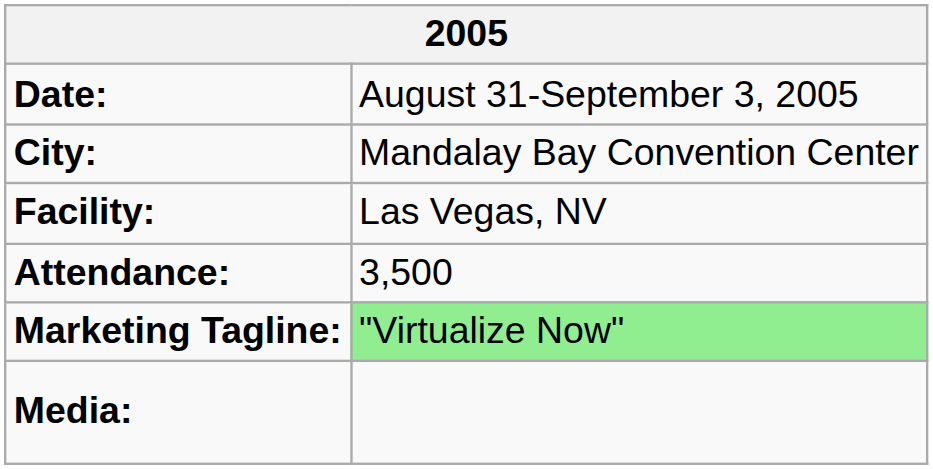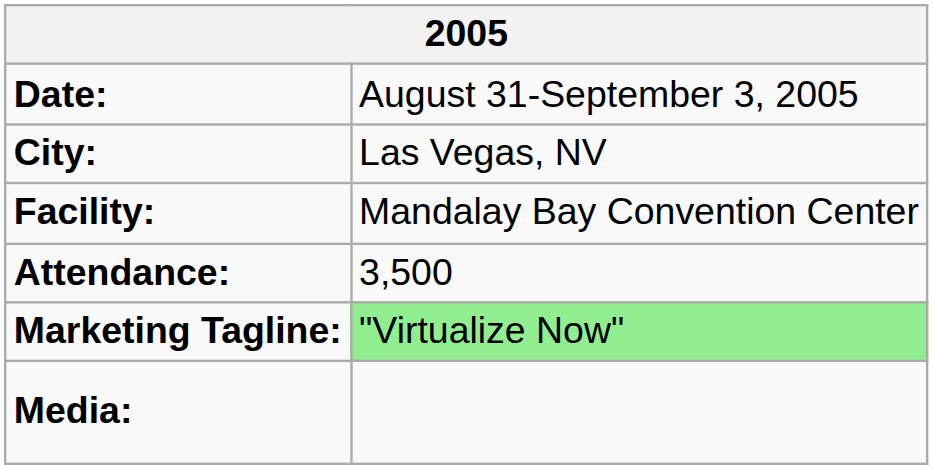(639, 152) Mandalay Bay Convention Center -> (483, 152) Las Vegas, NV
(483, 212) Las Vegas, NV -> (639, 212) Mandalay Bay Convention Center
